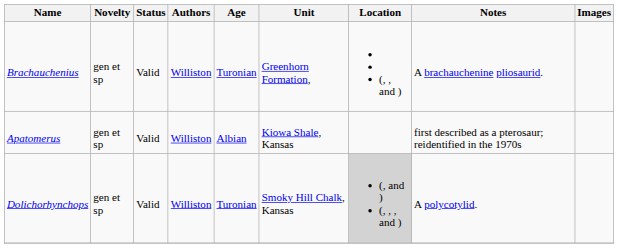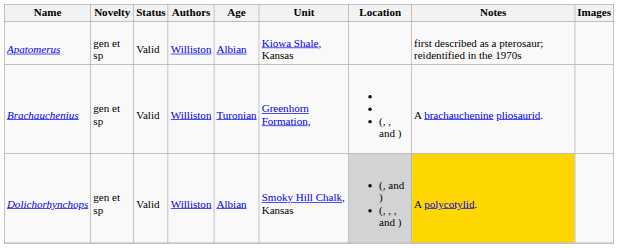rows swapped: (34, 138) <-> (43, 72)
(237, 204) Turonian -> (232, 204) Albian
(446, 204) no background -> (446, 204) gold background
